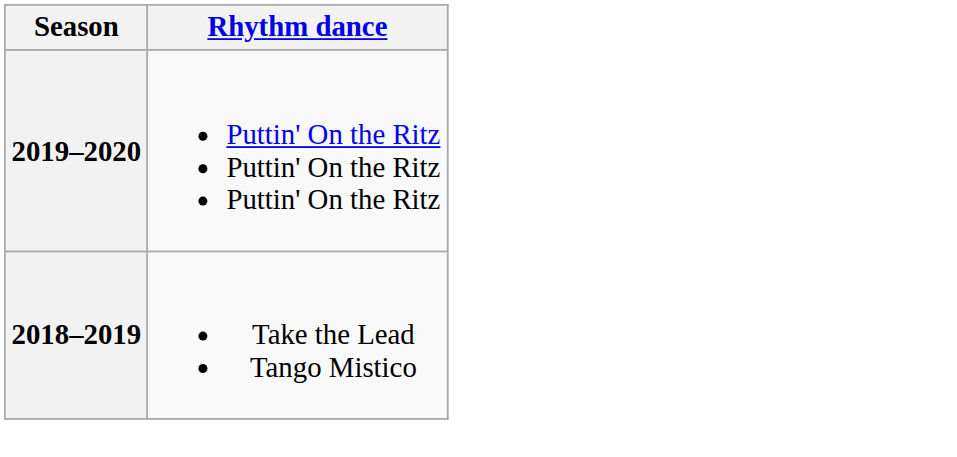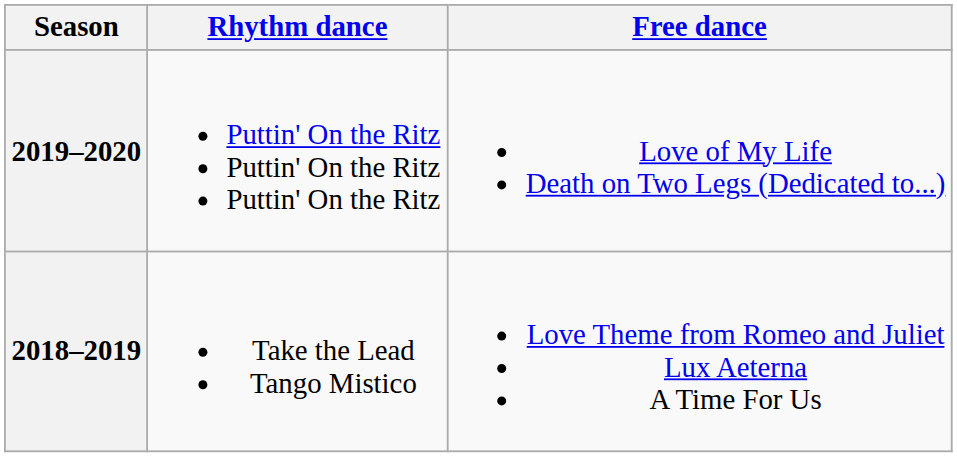+ column: (700, 27)
